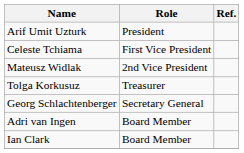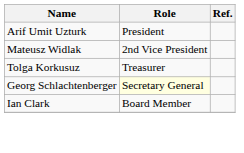- row: (44, 49)
(163, 103) no background -> (163, 85) lightyellow background
- row: (41, 121)
